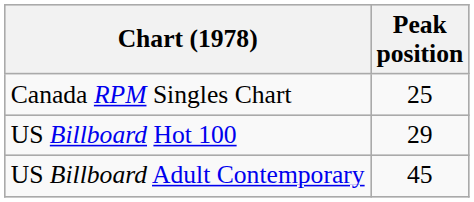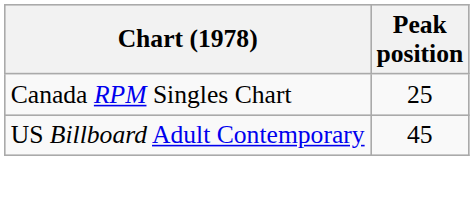- row: (124, 134)
